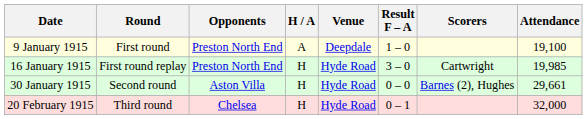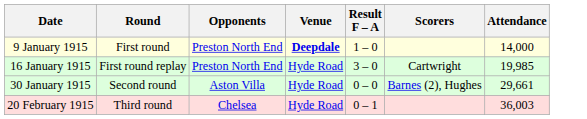- column: (302, 20)
(348, 47) normal -> (316, 47) bold
(550, 47) 19,100 -> (517, 47) 14,000
(550, 104) 32,000 -> (517, 104) 36,003
